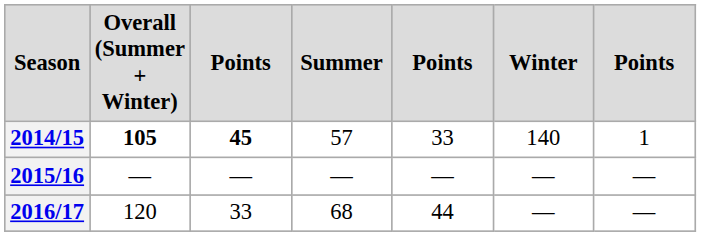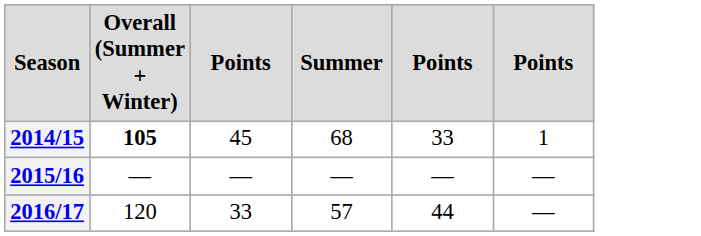- column: (543, 62)
(241, 138) bold -> (241, 138) normal
(342, 138) 57 -> (342, 138) 68
(342, 212) 68 -> (342, 212) 57
